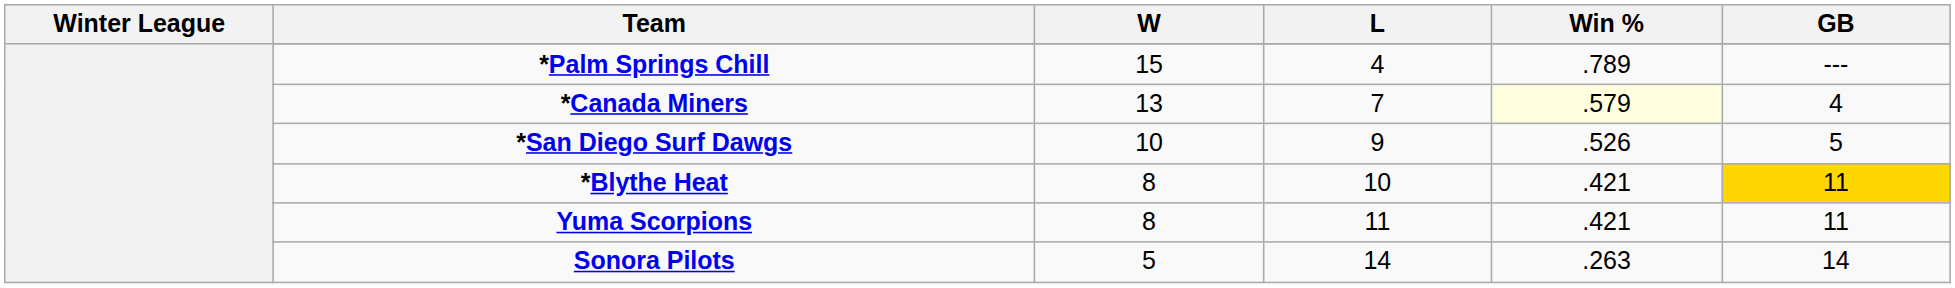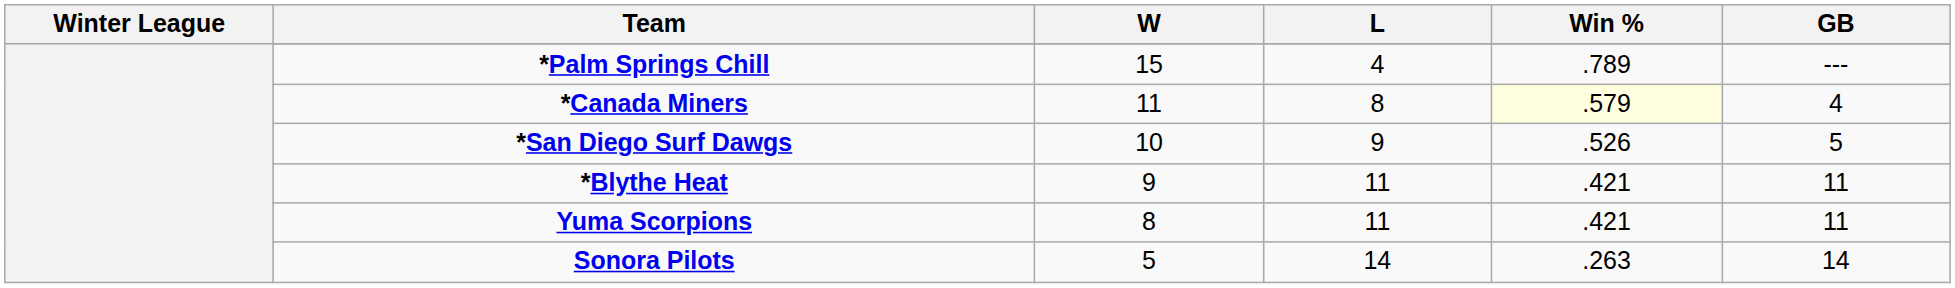(1149, 103) 13 -> (1149, 103) 11
(1377, 103) 7 -> (1377, 103) 8
(1149, 182) 8 -> (1149, 182) 9
(1377, 182) 10 -> (1377, 182) 11
(1836, 182) gold background -> (1836, 182) no background
